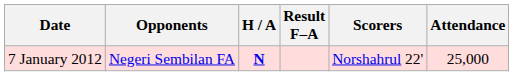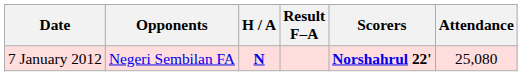(378, 58) normal -> (382, 58) bold
(468, 58) 25,000 -> (476, 58) 25,080
